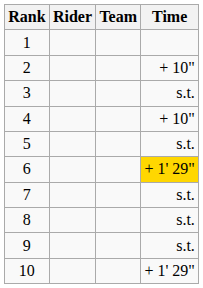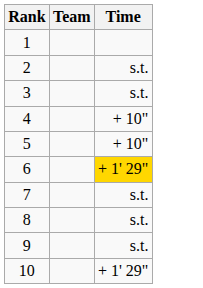- column: (72, 17)
(177, 67) + 10" -> (139, 67) s.t.
(186, 144) s.t. -> (131, 144) + 10"
